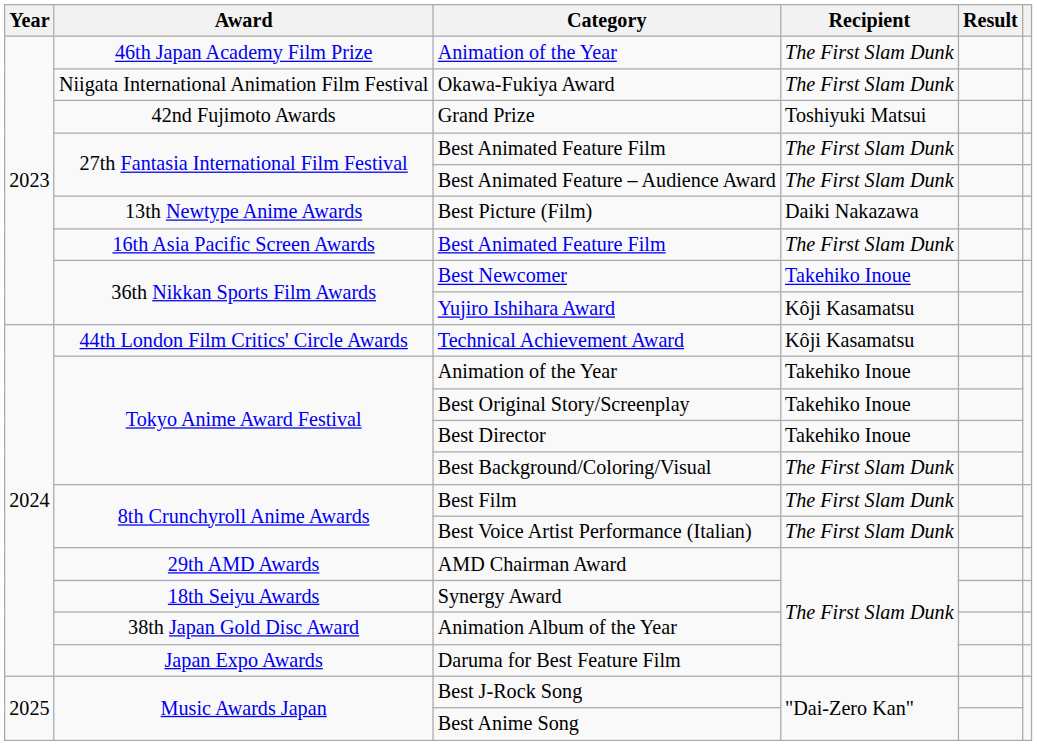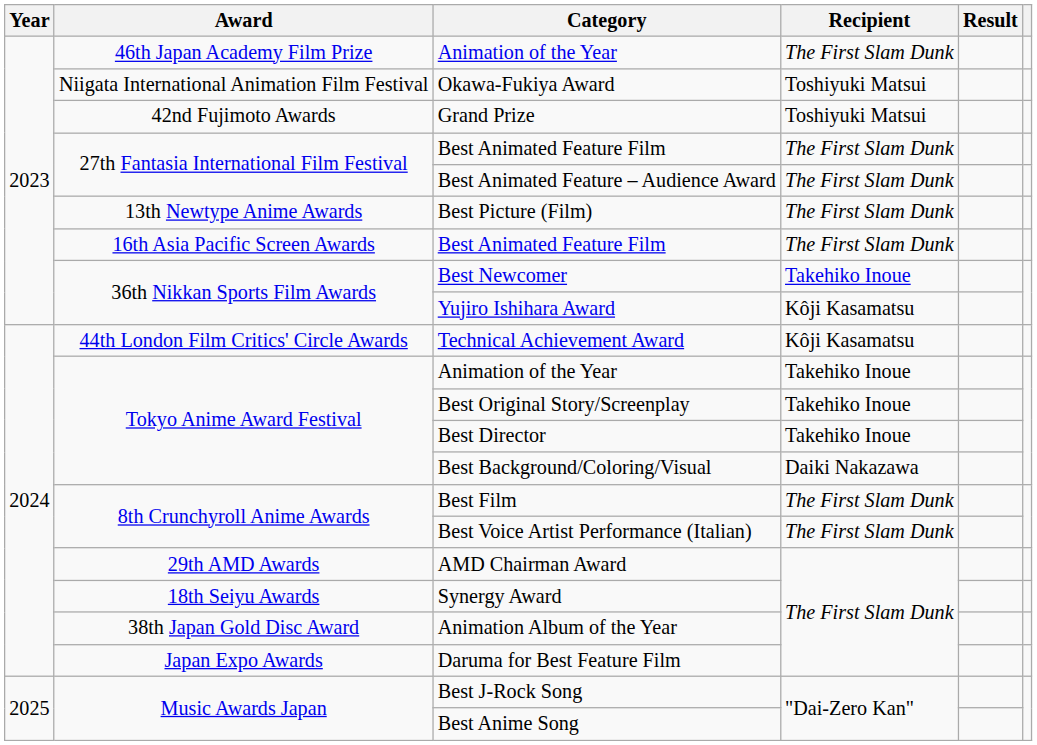(869, 84) The First Slam Dunk -> (856, 84) Toshiyuki Matsui
(852, 212) Daiki Nakazawa -> (869, 212) The First Slam Dunk
(869, 468) The First Slam Dunk -> (852, 468) Daiki Nakazawa
